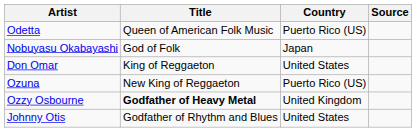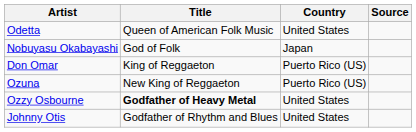(325, 30) Puerto Rico (US) -> (316, 30) United States
(316, 65) United States -> (325, 65) Puerto Rico (US)
(322, 100) United Kingdom -> (316, 100) United States
